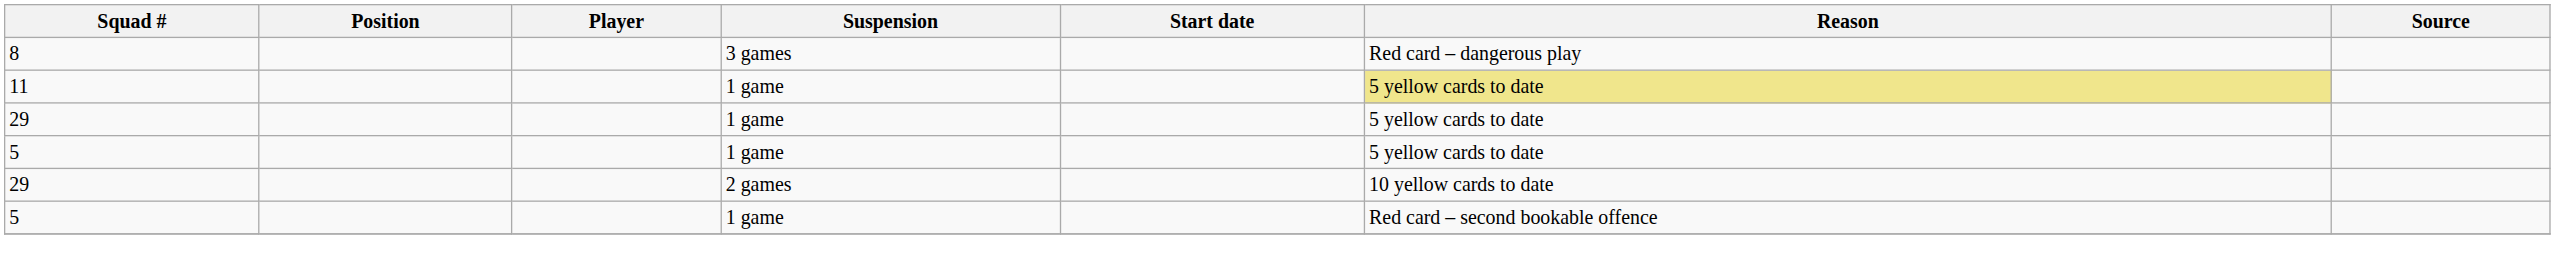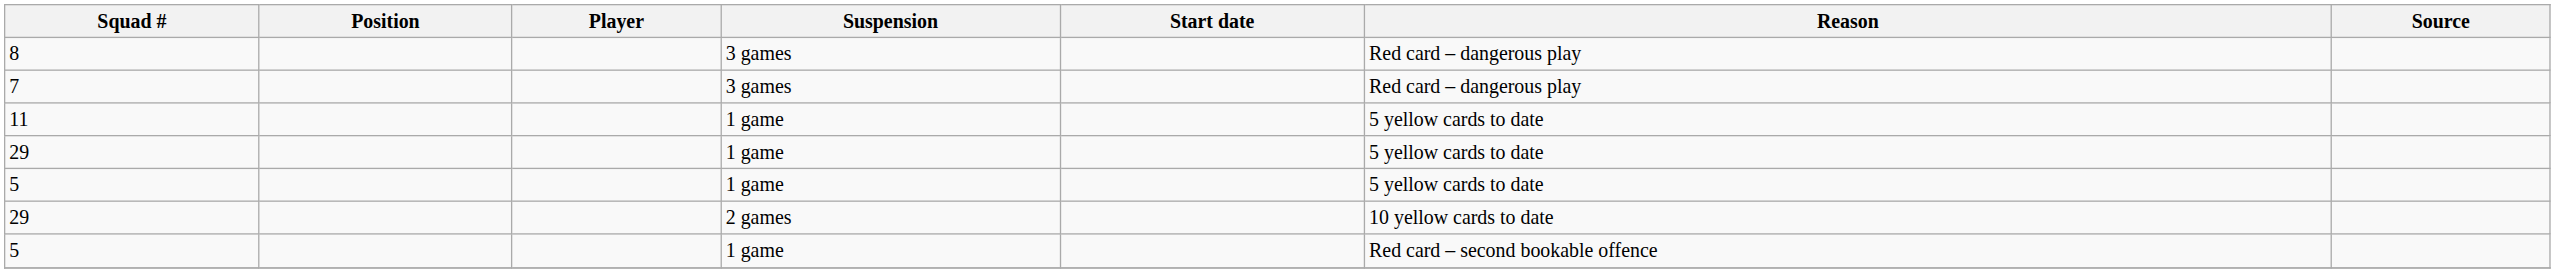+ row: (14, 86)
(1456, 86) khaki background -> (1456, 119) no background
